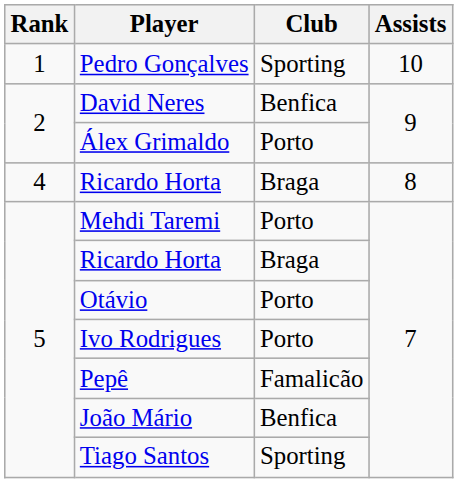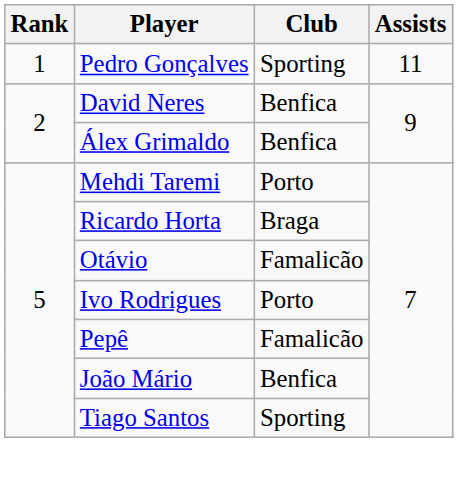(411, 63) 10 -> (411, 63) 11
(287, 142) Porto -> (299, 142) Benfica
- row: (39, 181)
(287, 299) Porto -> (312, 260) Famalicão
